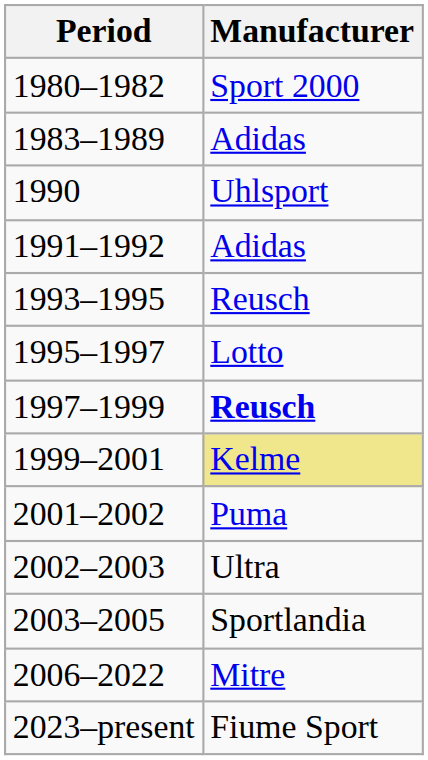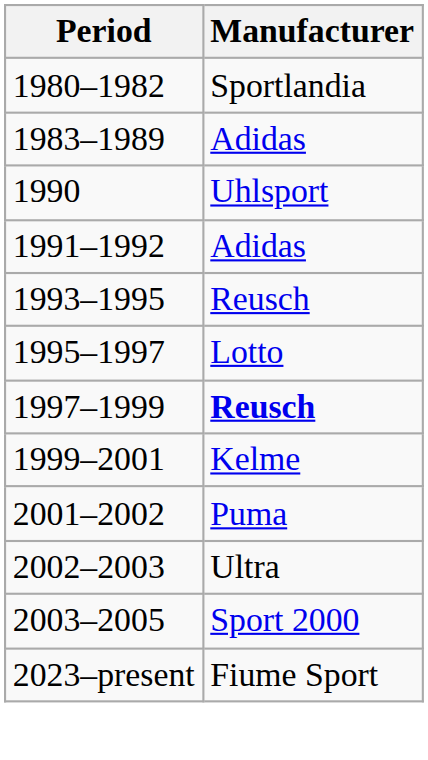(285, 84) Sport 2000 -> (288, 84) Sportlandia
(255, 459) khaki background -> (255, 459) no background
(288, 620) Sportlandia -> (285, 620) Sport 2000
- row: (89, 673)
